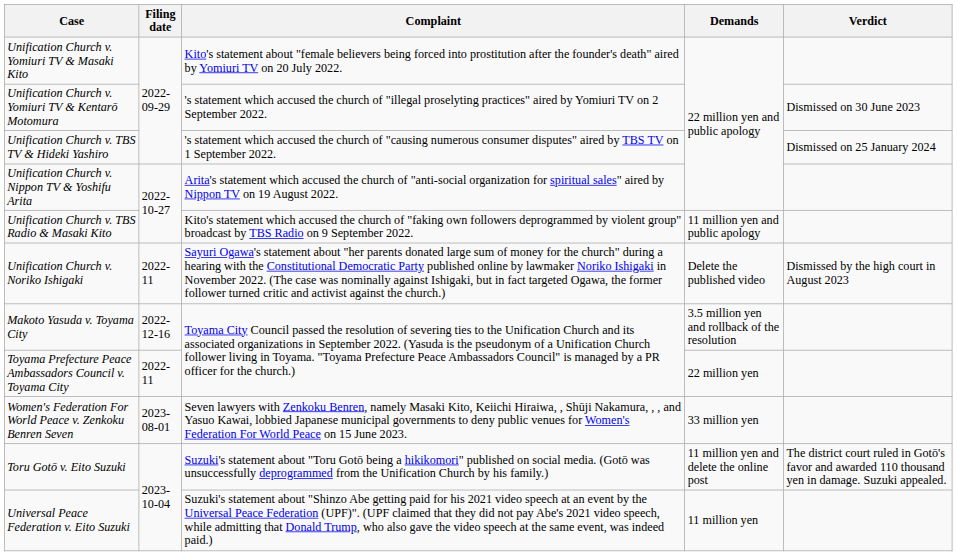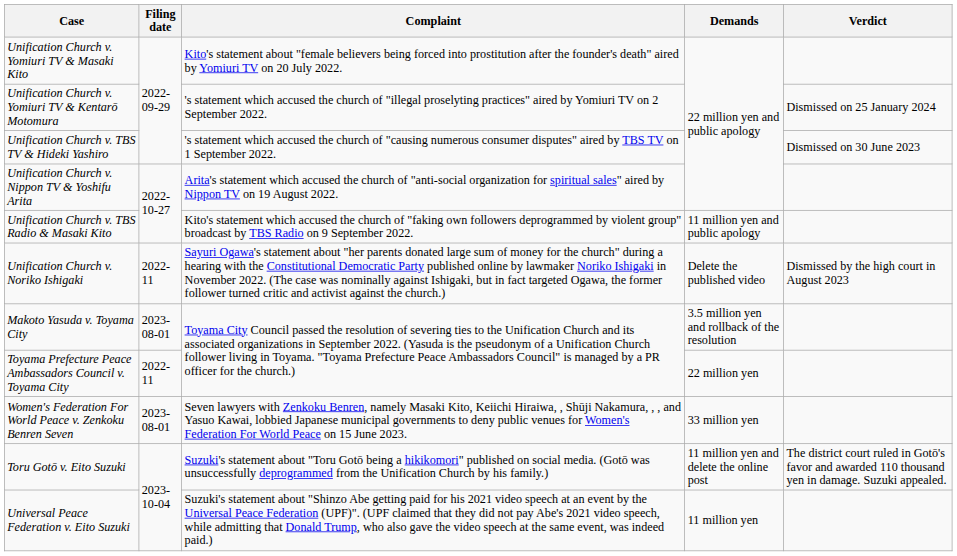(853, 107) Dismissed on 30 June 2023 -> (861, 107) Dismissed on 25 January 2024
(861, 147) Dismissed on 25 January 2024 -> (853, 147) Dismissed on 30 June 2023
(156, 326) 2022-12-16 -> (156, 326) 2023-08-01
